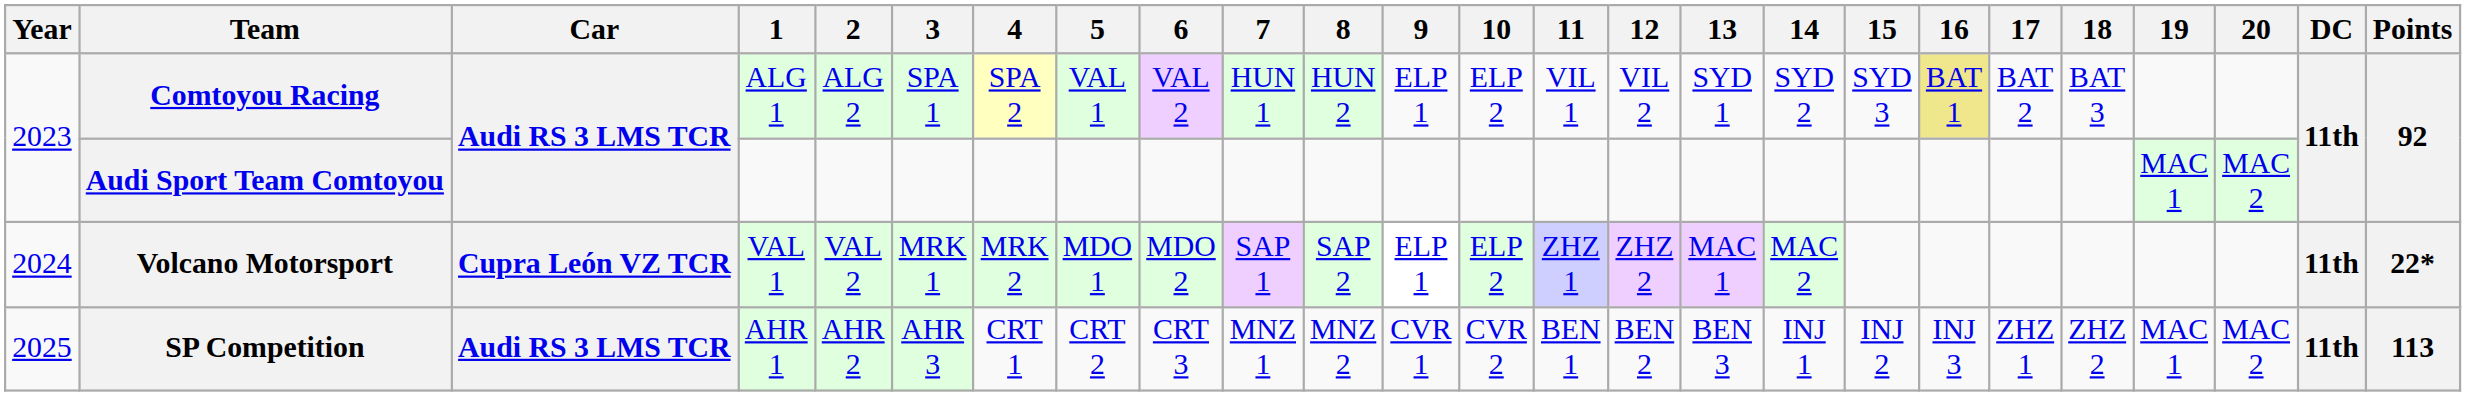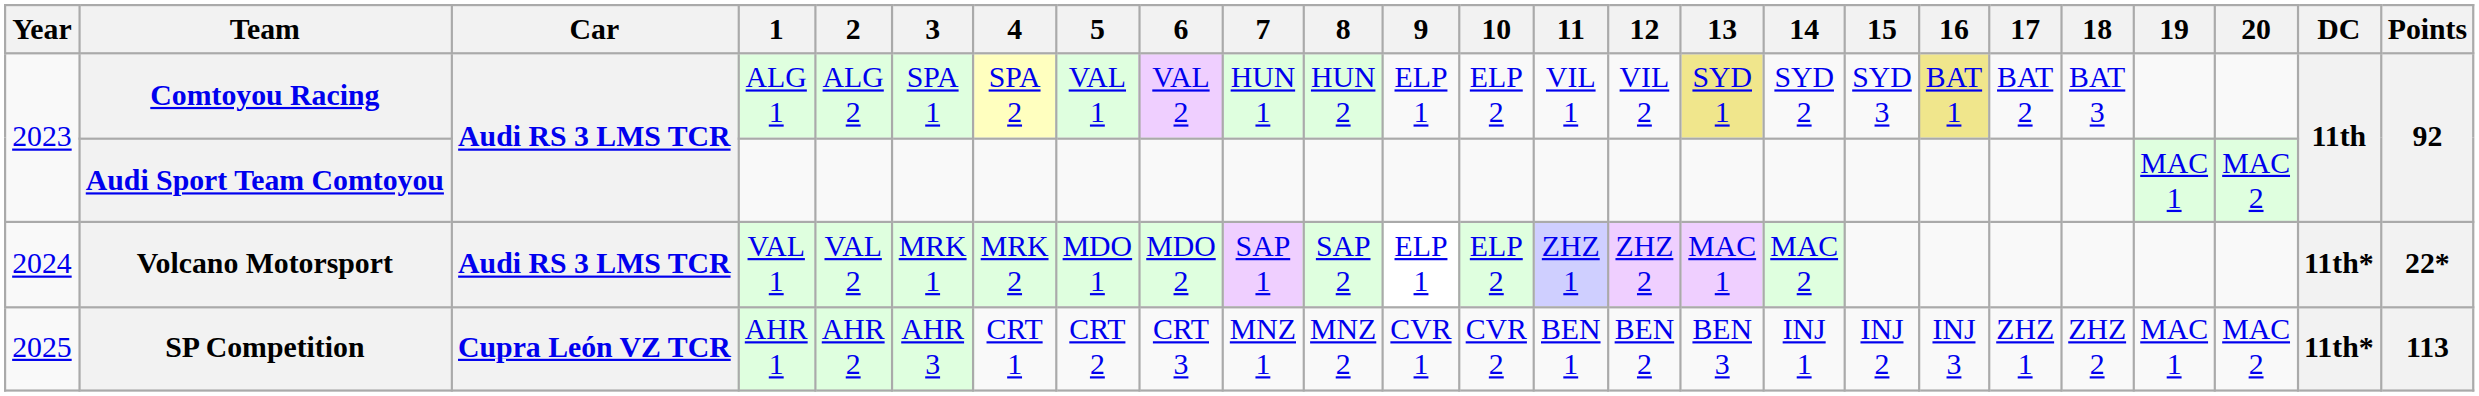(1722, 95) no background -> (1722, 95) khaki background
(594, 263) Cupra León VZ TCR -> (594, 263) Audi RS 3 LMS TCR
(2331, 263) 11th -> (2339, 263) 11th*
(594, 347) Audi RS 3 LMS TCR -> (594, 347) Cupra León VZ TCR
(2331, 347) 11th -> (2339, 347) 11th*
